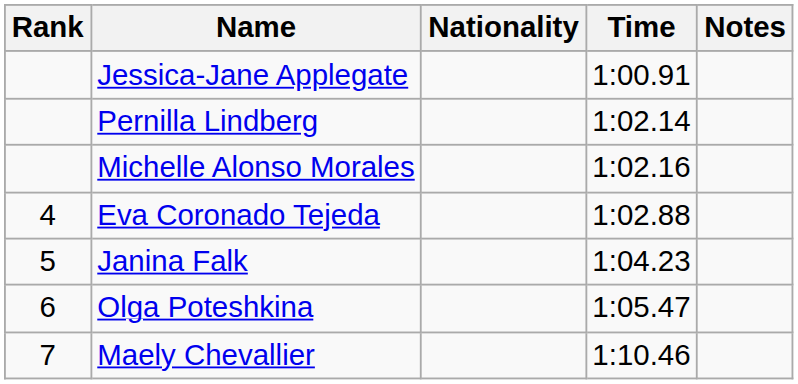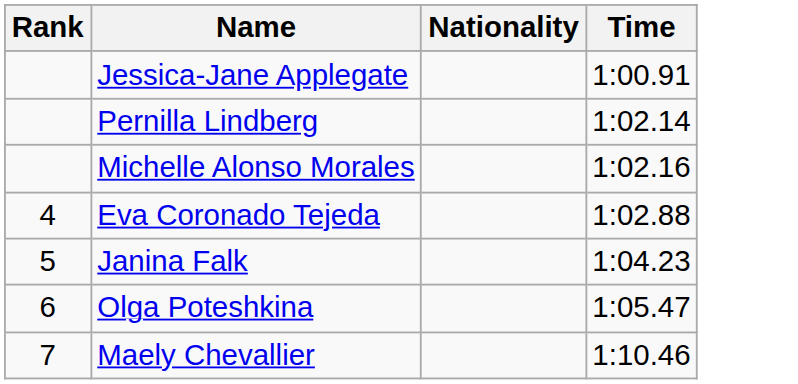- column: (745, 27)
